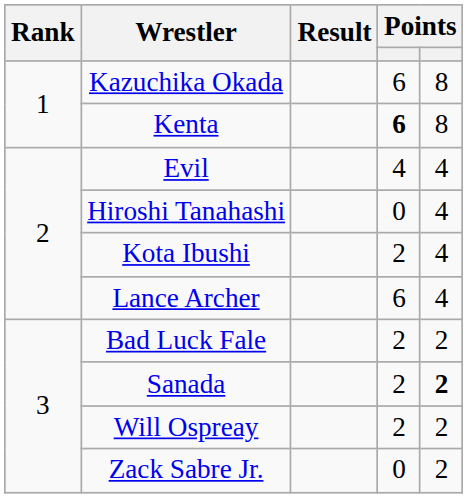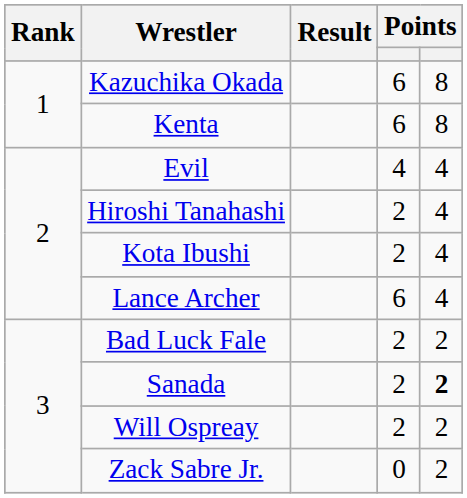(399, 124) bold -> (399, 124) normal
(399, 211) 0 -> (399, 211) 2
